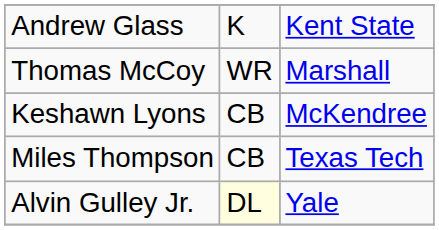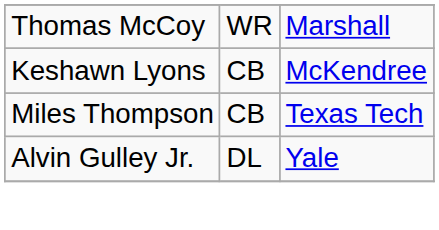- row: (97, 26)
(244, 202) lightyellow background -> (244, 158) no background
